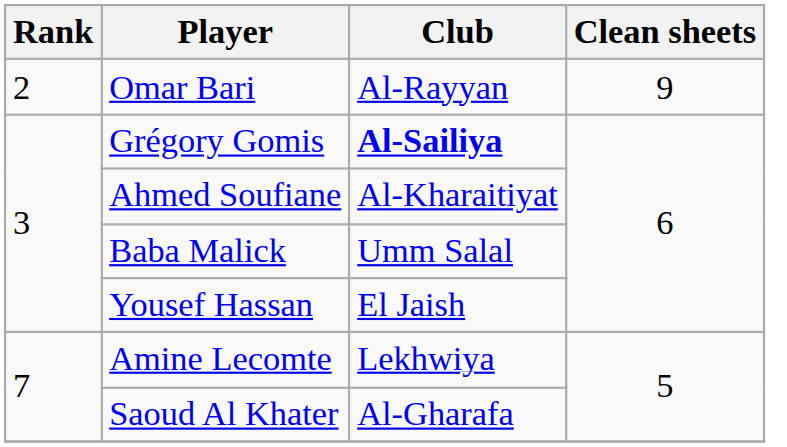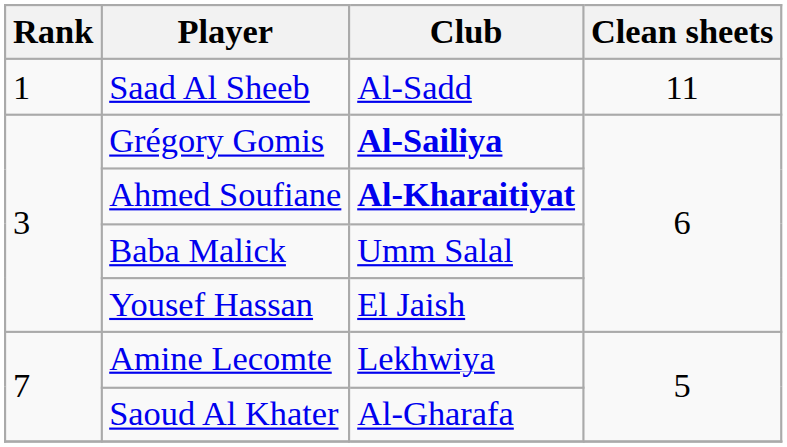+ row: (210, 86)
- row: (182, 86)
(457, 195) normal -> (466, 195) bold
